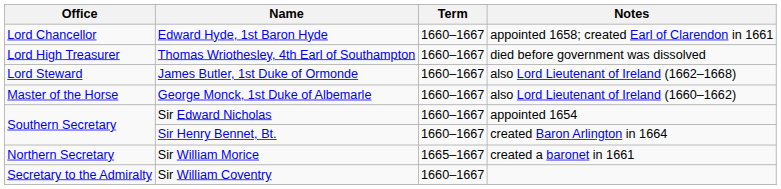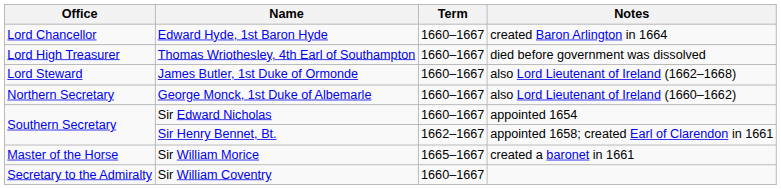(632, 34) appointed 1658; created Earl of Clarendon in 1661 -> (579, 34) created Baron Arlington in 1664
(63, 94) Master of the Horse -> (61, 94) Northern Secretary
(453, 134) 1660–1667 -> (453, 134) 1662–1667
(579, 134) created Baron Arlington in 1664 -> (632, 134) appointed 1658; created Earl of Clarendon in 1661
(61, 154) Northern Secretary -> (63, 154) Master of the Horse
